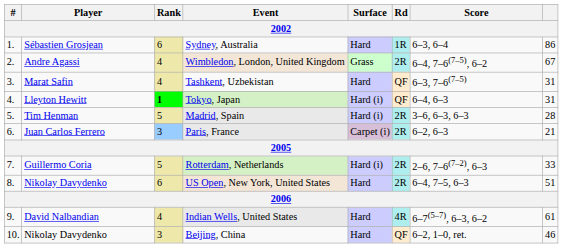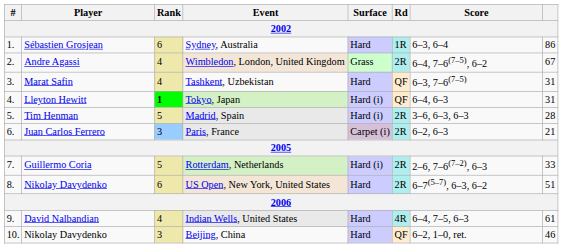(440, 183) 6–4, 7–5, 6–3 -> (450, 184) 6–7(5–7), 6–3, 6–2
(450, 217) 6–7(5–7), 6–3, 6–2 -> (440, 218) 6–4, 7–5, 6–3
